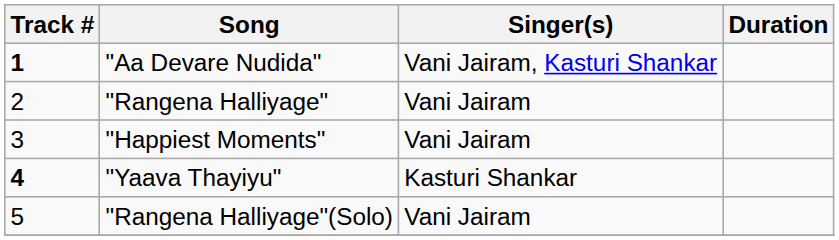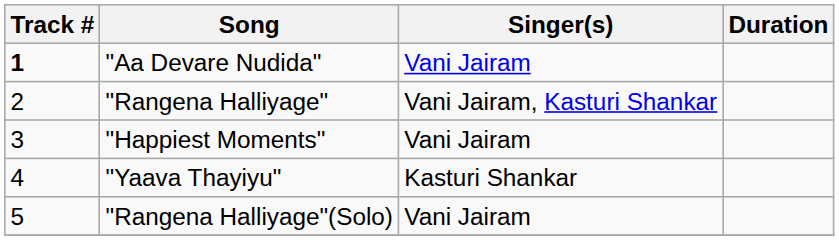(561, 63) Vani Jairam, Kasturi Shankar -> (468, 63) Vani Jairam
(468, 101) Vani Jairam -> (561, 101) Vani Jairam, Kasturi Shankar
(17, 178) bold -> (17, 178) normal
